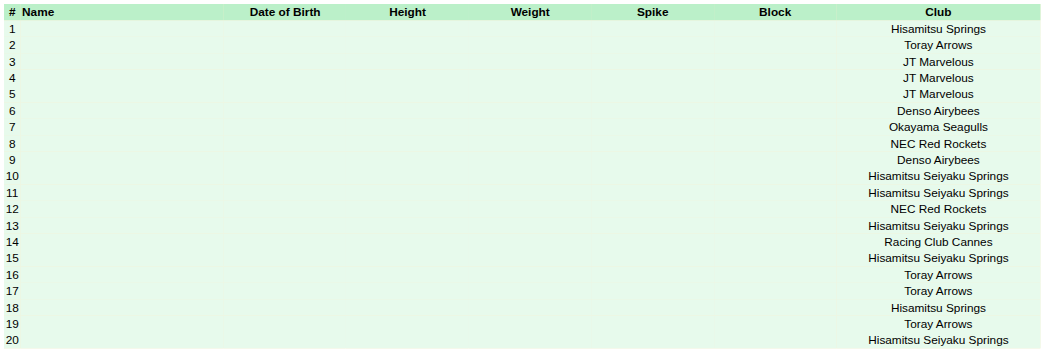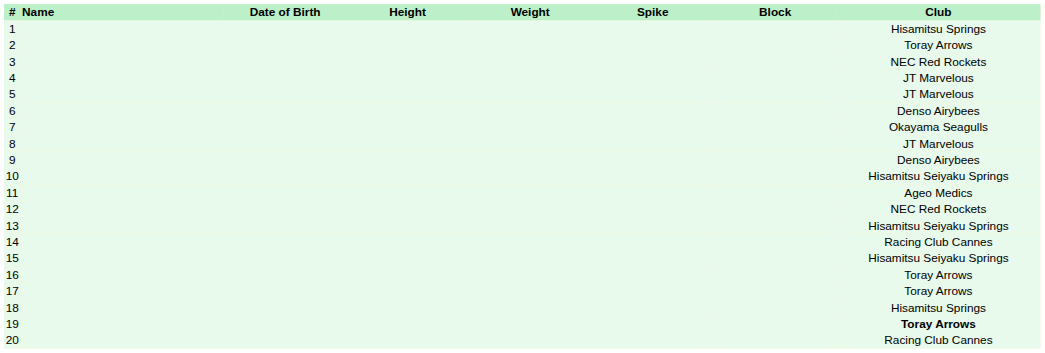(938, 61) JT Marvelous -> (938, 61) NEC Red Rockets
(938, 143) NEC Red Rockets -> (938, 143) JT Marvelous
(938, 193) Hisamitsu Seiyaku Springs -> (938, 193) Ageo Medics
(938, 324) normal -> (938, 324) bold
(938, 340) Hisamitsu Seiyaku Springs -> (938, 340) Racing Club Cannes
